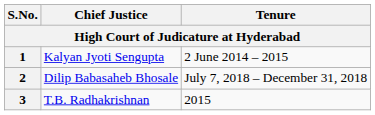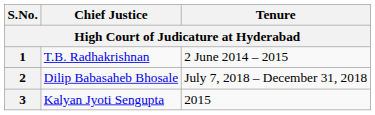(104, 57) Kalyan Jyoti Sengupta -> (97, 57) T.B. Radhakrishnan
(97, 99) T.B. Radhakrishnan -> (104, 99) Kalyan Jyoti Sengupta
